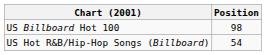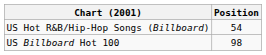rows swapped: (63, 27) <-> (108, 42)
